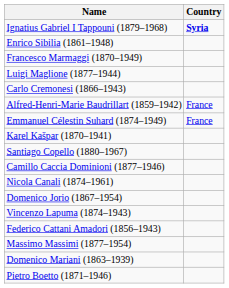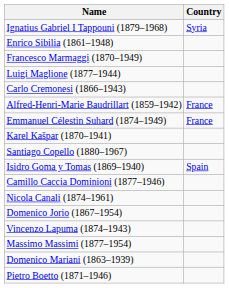(197, 27) bold -> (196, 27) normal
+ row: (75, 167)
- row: (84, 228)
